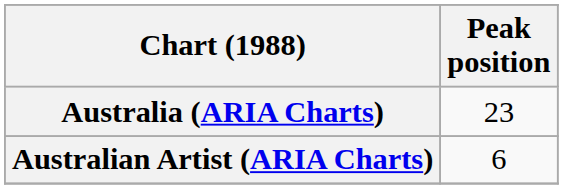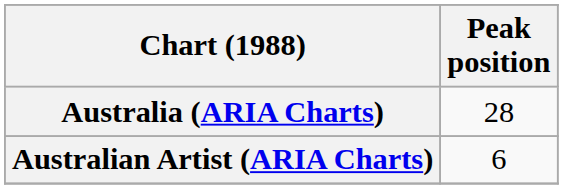(499, 111) 23 -> (499, 111) 28
